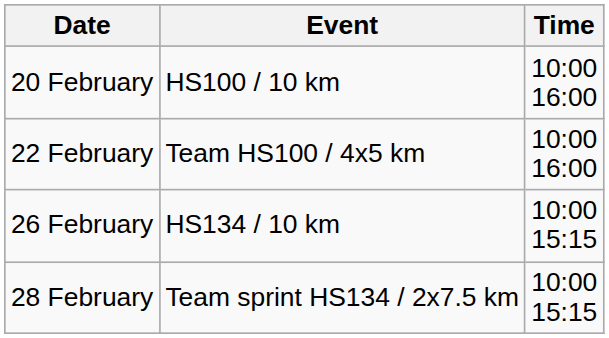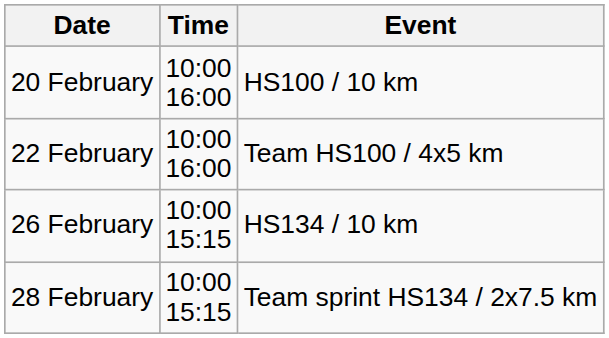columns swapped: (564, 25) <-> (342, 25)
